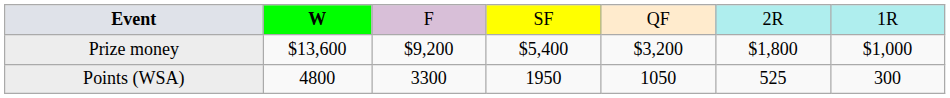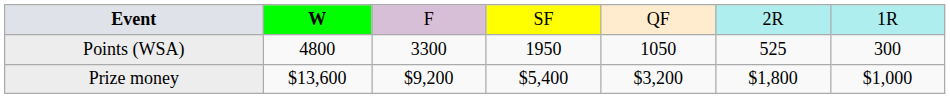rows swapped: (134, 79) <-> (134, 49)
